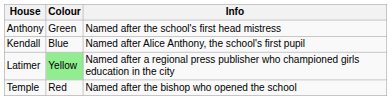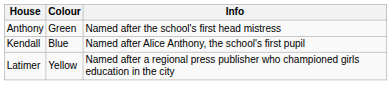(63, 66) lightgreen background -> (63, 66) no background
- row: (23, 87)
